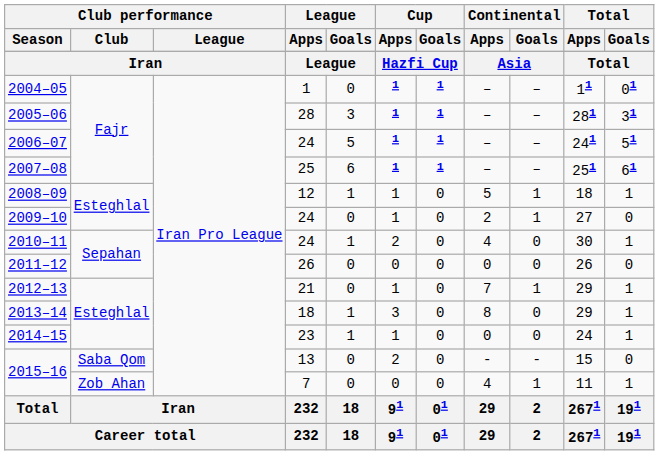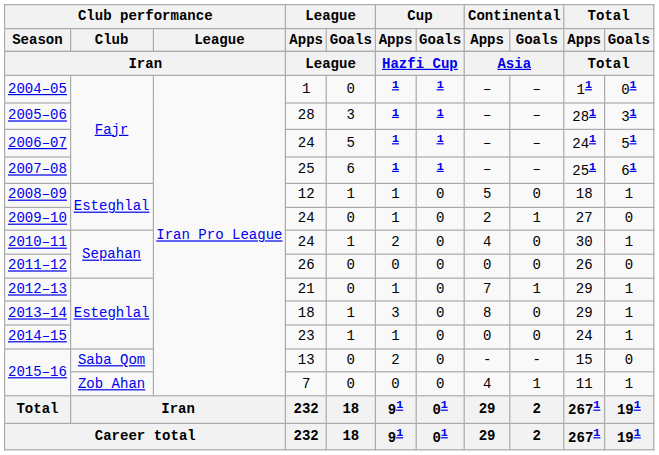(537, 195) 1 -> (537, 195) 0
